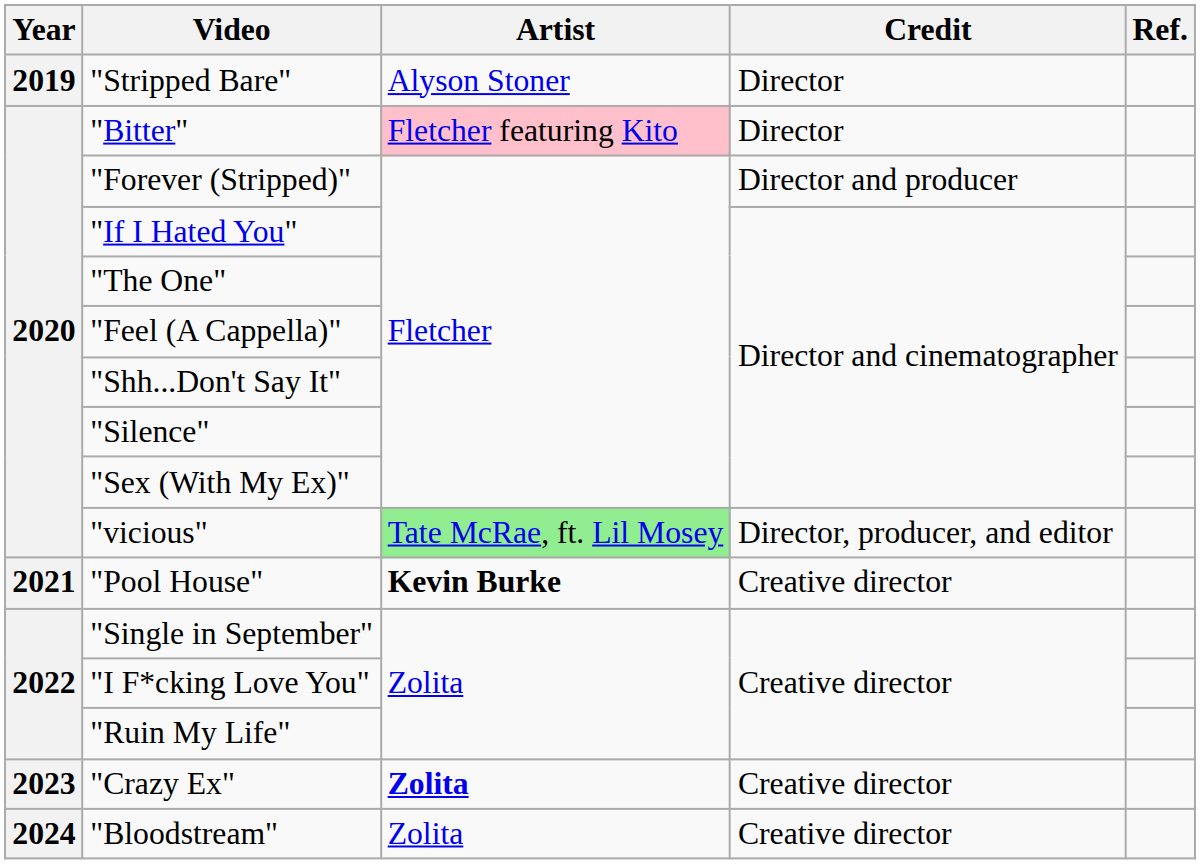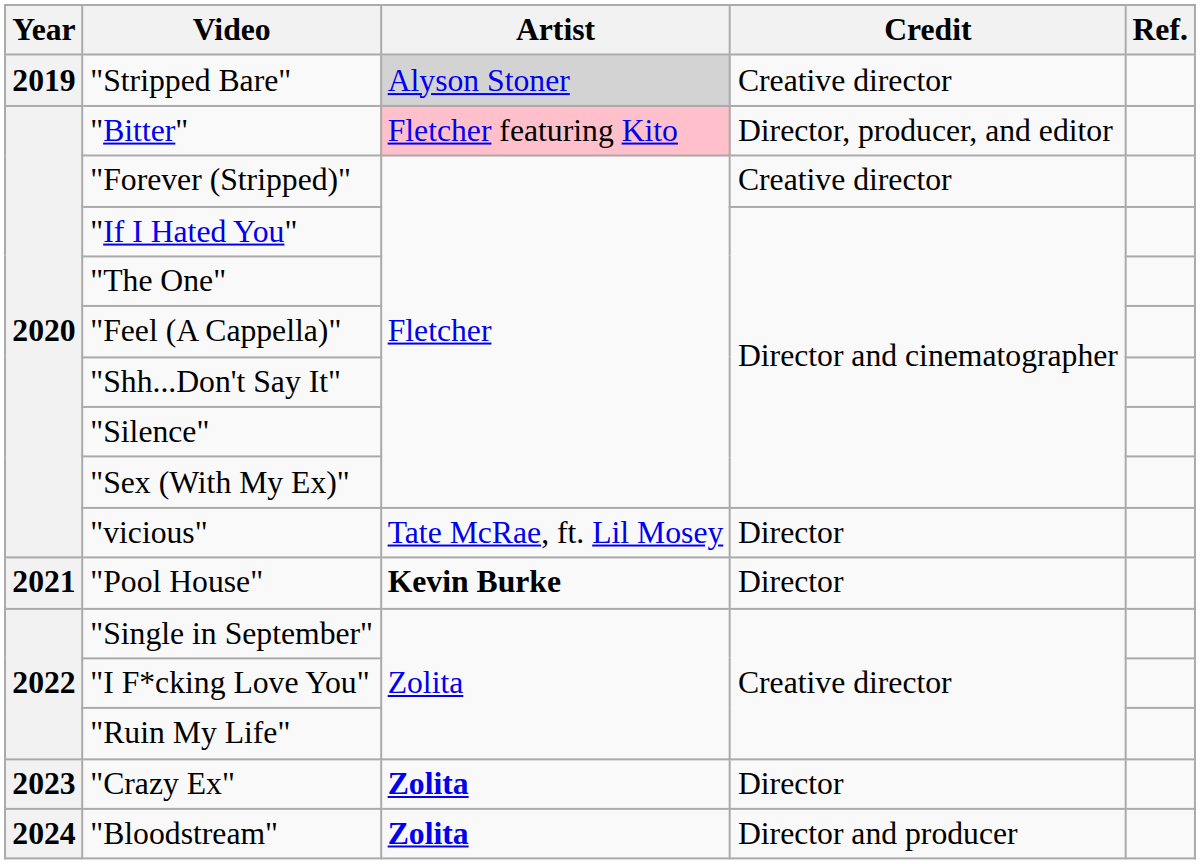(479, 79) no background -> (479, 79) lightgrey background
(791, 79) Director -> (845, 79) Creative director
(791, 130) Director -> (925, 130) Director, producer, and editor
(878, 180) Director and producer -> (845, 180) Creative director
(555, 532) lightgreen background -> (555, 532) no background
(925, 532) Director, producer, and editor -> (791, 532) Director
(845, 582) Creative director -> (791, 582) Director
(845, 783) Creative director -> (791, 783) Director
(425, 833) normal -> (428, 833) bold
(845, 833) Creative director -> (878, 833) Director and producer
